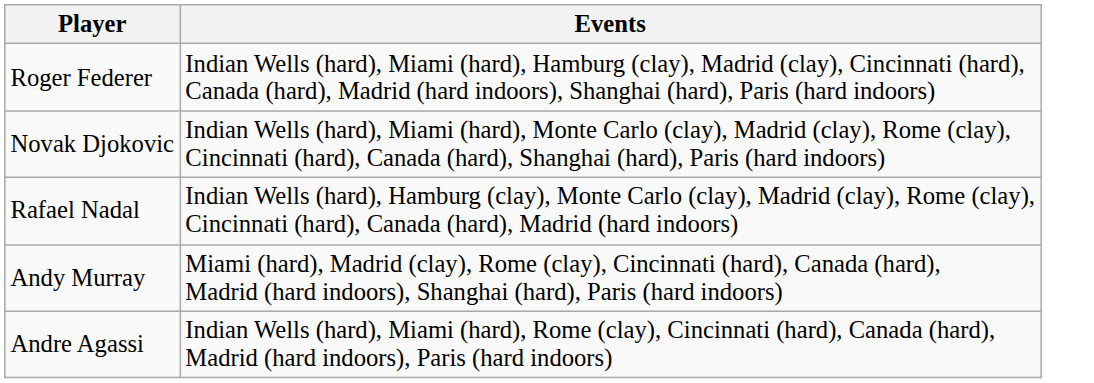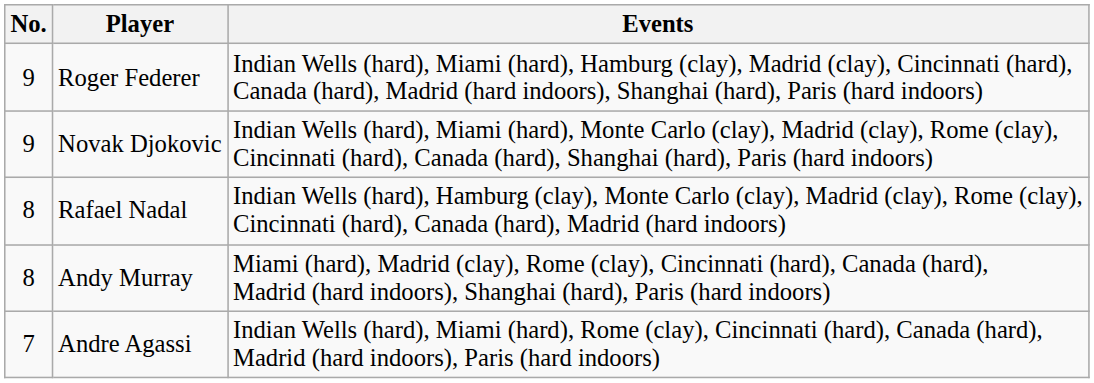+ column: (29, 24)
